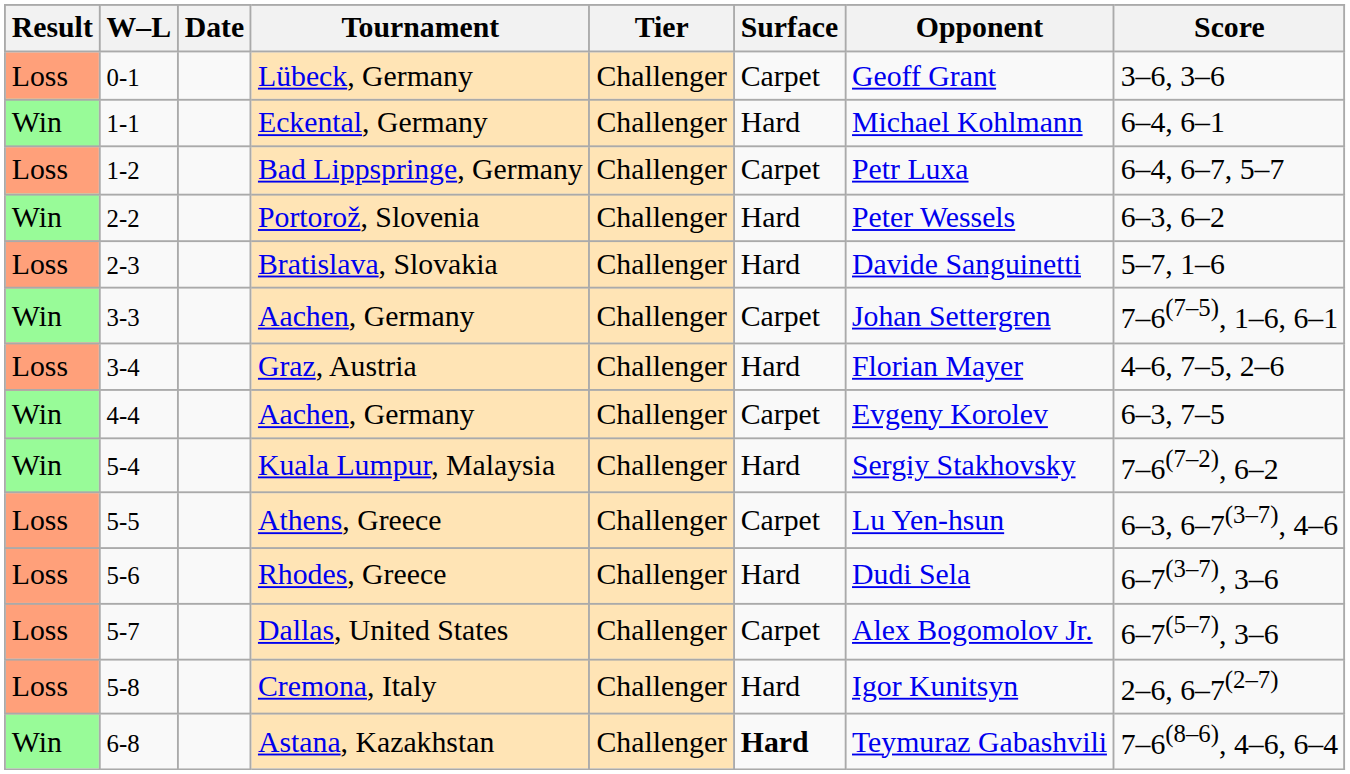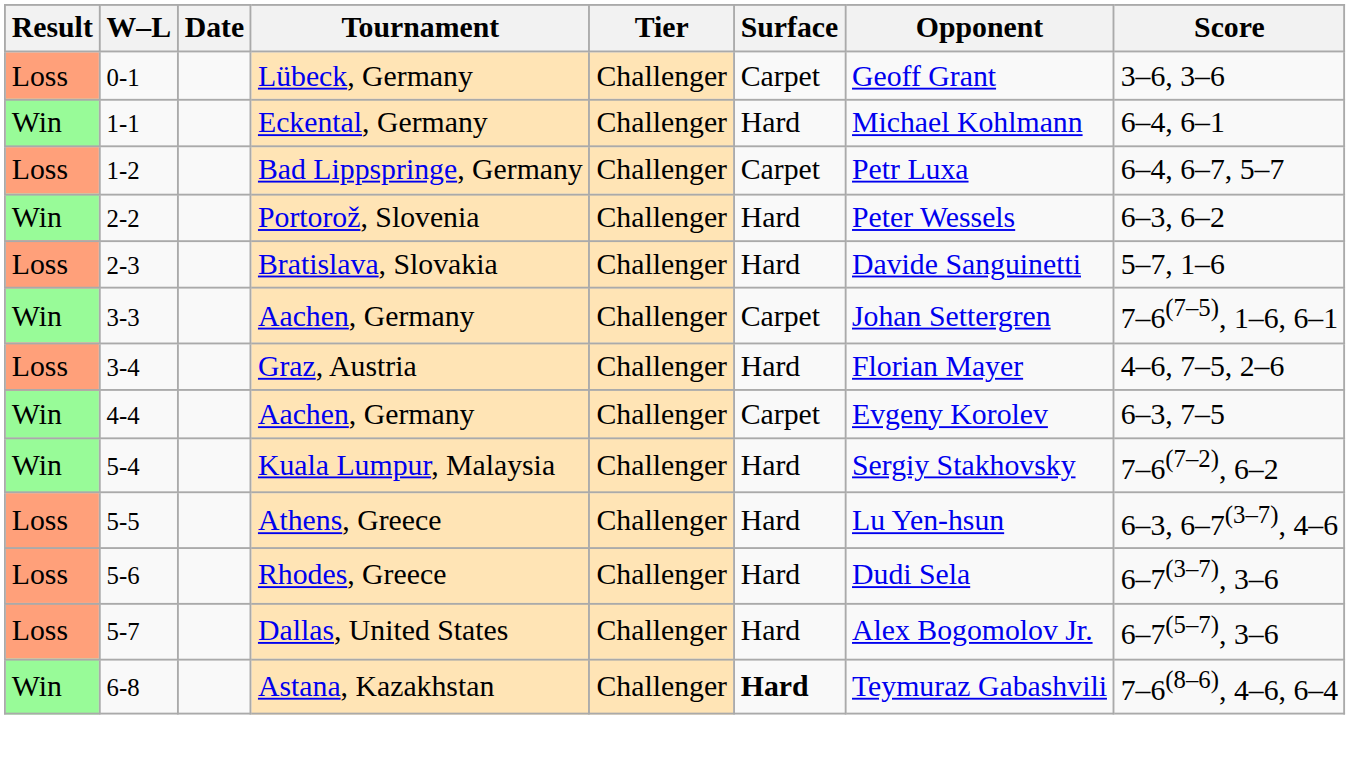(780, 520) Carpet -> (771, 520) Hard
(780, 630) Carpet -> (771, 630) Hard
- row: (123, 687)
